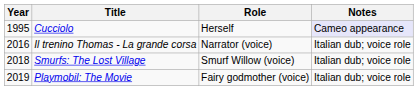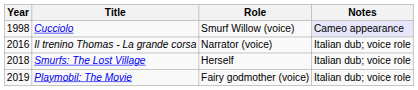(18, 28) 1995 -> (18, 28) 1998
(217, 28) Herself -> (248, 28) Smurf Willow (voice)
(248, 61) Smurf Willow (voice) -> (217, 61) Herself
